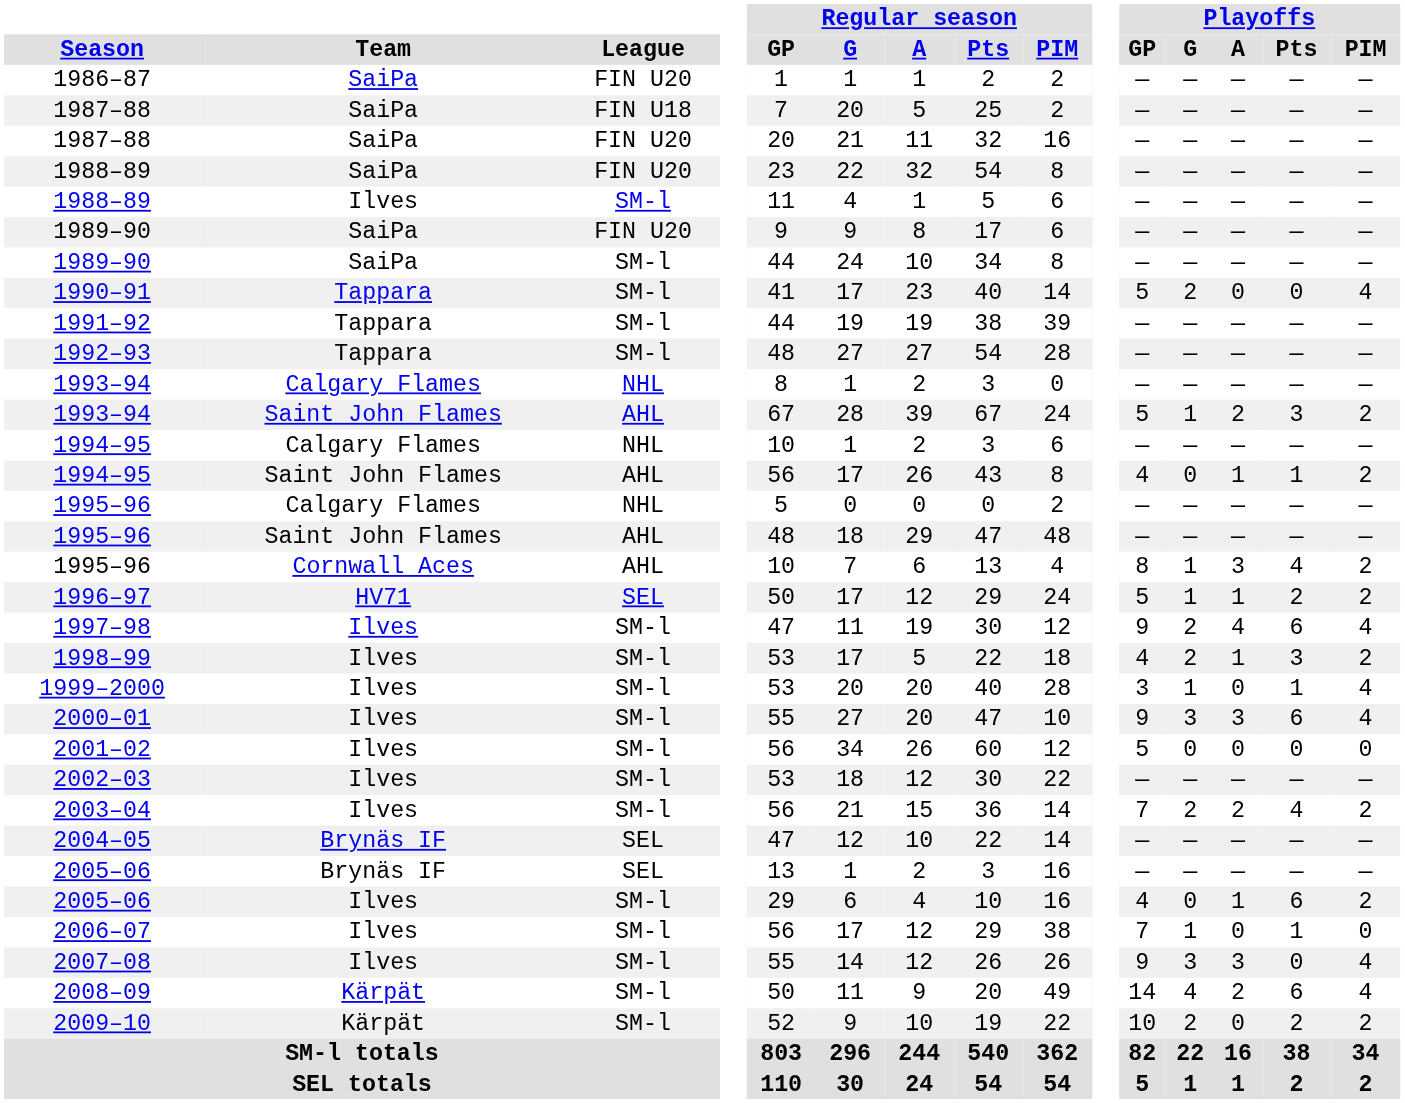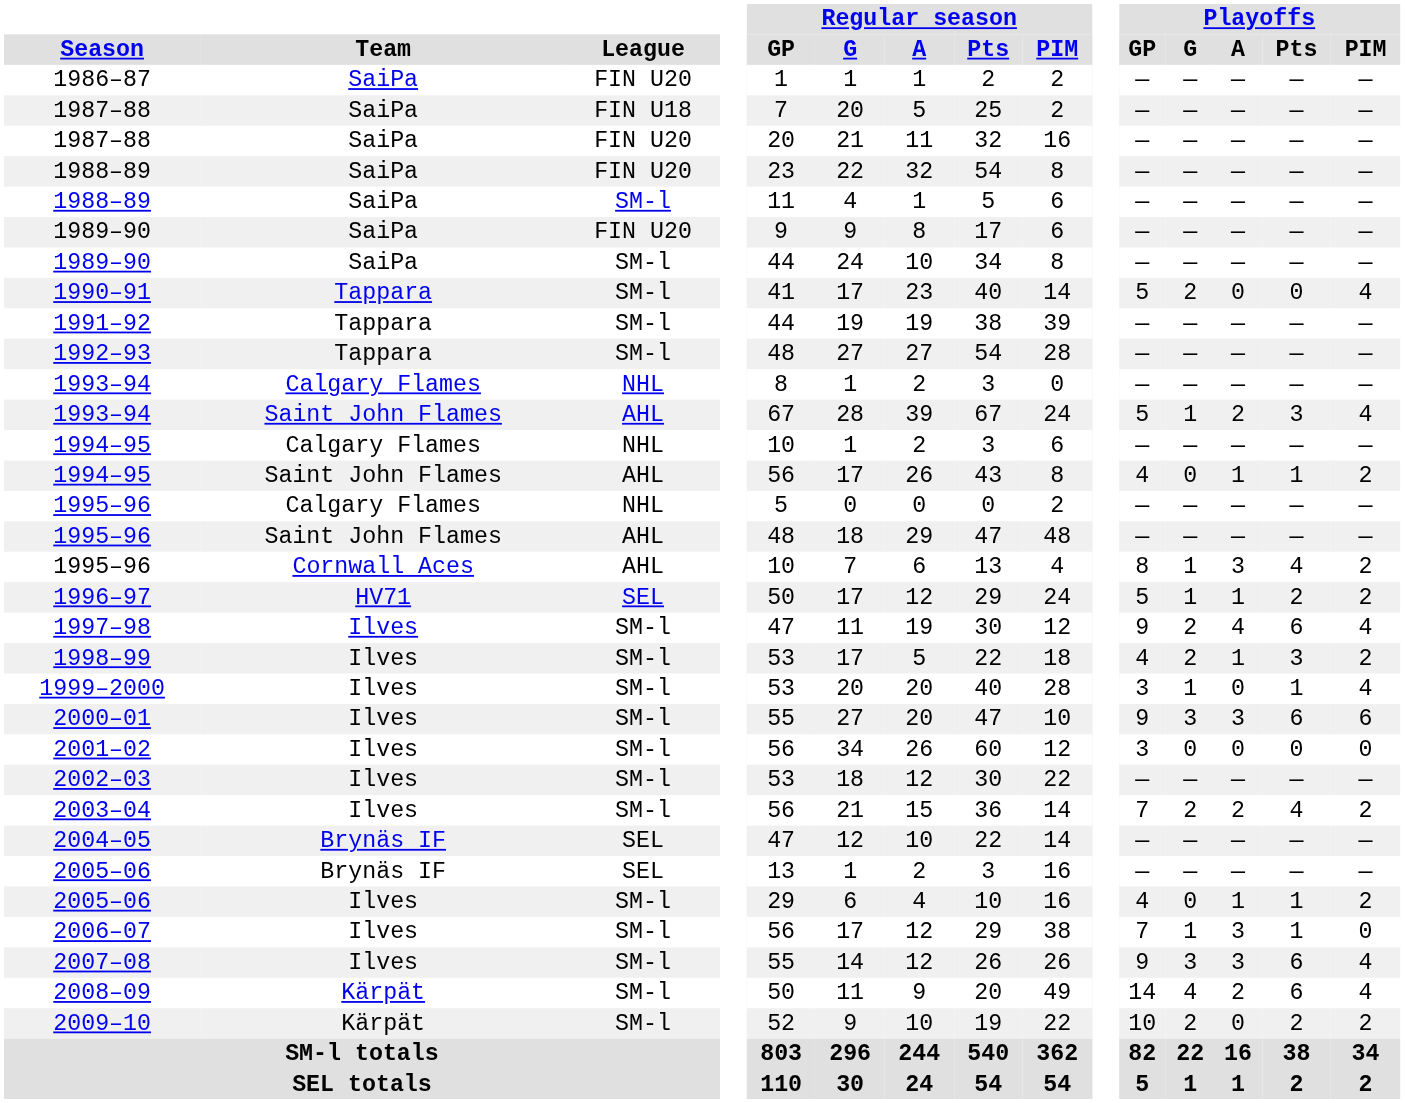(383, 202) Ilves -> (383, 202) SaiPa
(1366, 415) 2 -> (1366, 415) 4
(1366, 719) 4 -> (1366, 719) 6
(1142, 750) 5 -> (1142, 750) 3
(1296, 902) 6 -> (1296, 902) 1
(1238, 932) 0 -> (1238, 932) 3
(1296, 963) 0 -> (1296, 963) 6
